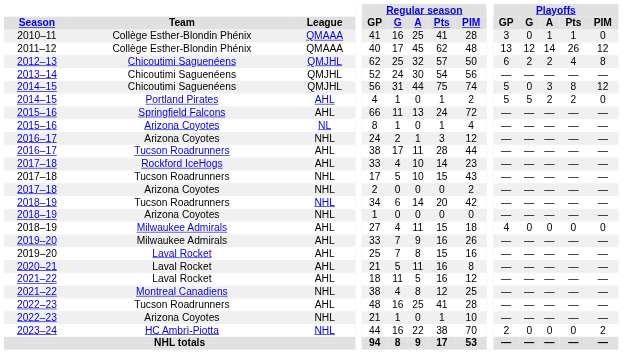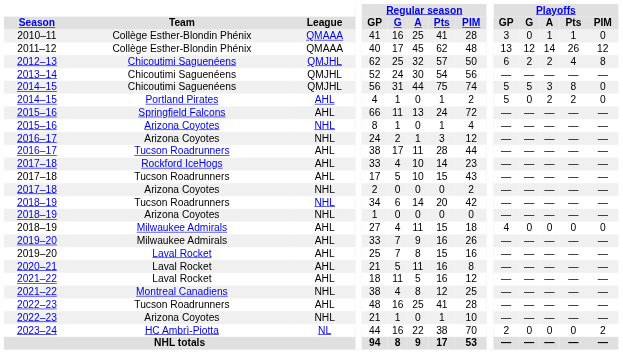(529, 87) 0 -> (529, 87) 5
(603, 87) 12 -> (603, 87) 0
(529, 100) 5 -> (529, 100) 0
(325, 125) NL -> (325, 125) NHL
(325, 176) NHL -> (325, 176) AHL
(325, 330) NHL -> (325, 330) NL
